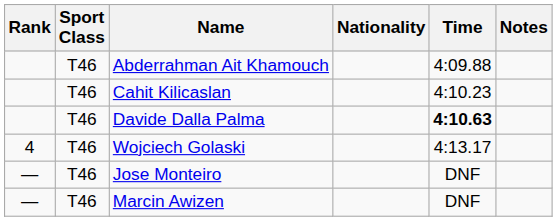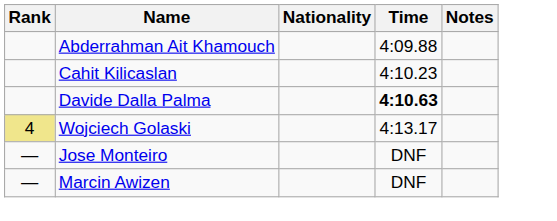- column: (82, 27)
(30, 147) no background -> (30, 127) khaki background
